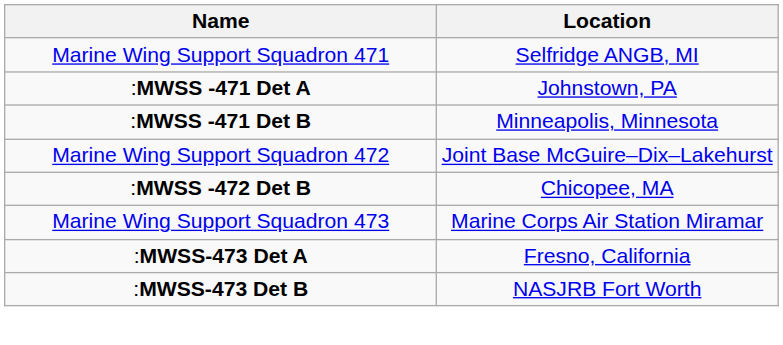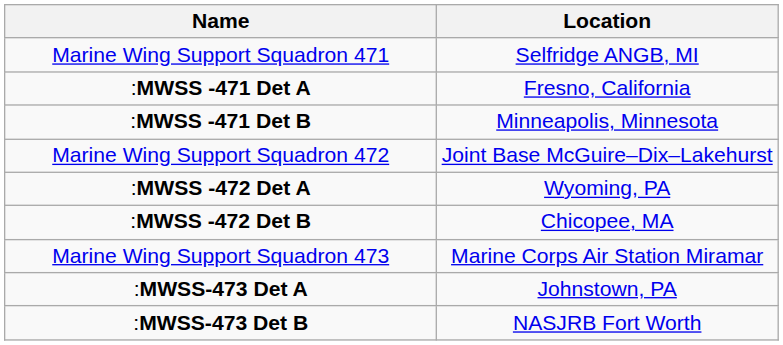(607, 88) Johnstown, PA -> (607, 88) Fresno, California
+ row: (221, 188)
(607, 255) Fresno, California -> (607, 289) Johnstown, PA
